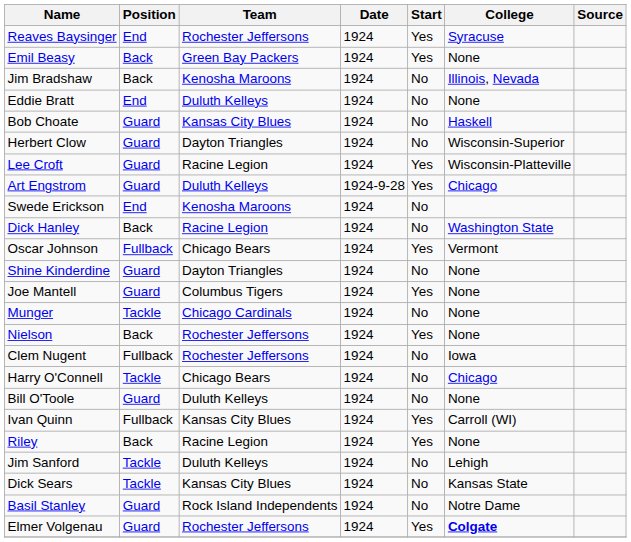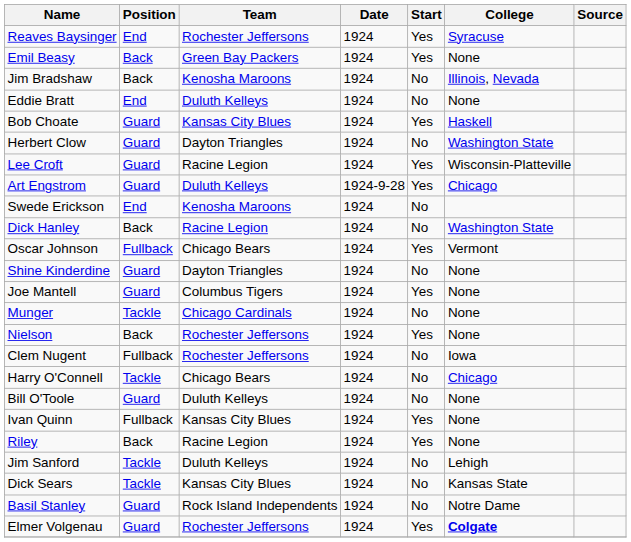(420, 121) No -> (422, 121) Yes
(506, 143) Wisconsin-Superior -> (501, 143) Washington State
(482, 420) Carroll (WI) -> (464, 420) None
